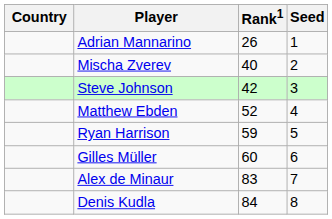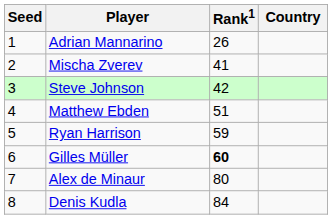columns swapped: (39, 17) <-> (307, 17)
(250, 65) 40 -> (221, 65) 41
(250, 111) 52 -> (221, 111) 51
(250, 156) normal -> (221, 156) bold
(250, 179) 83 -> (221, 179) 80
